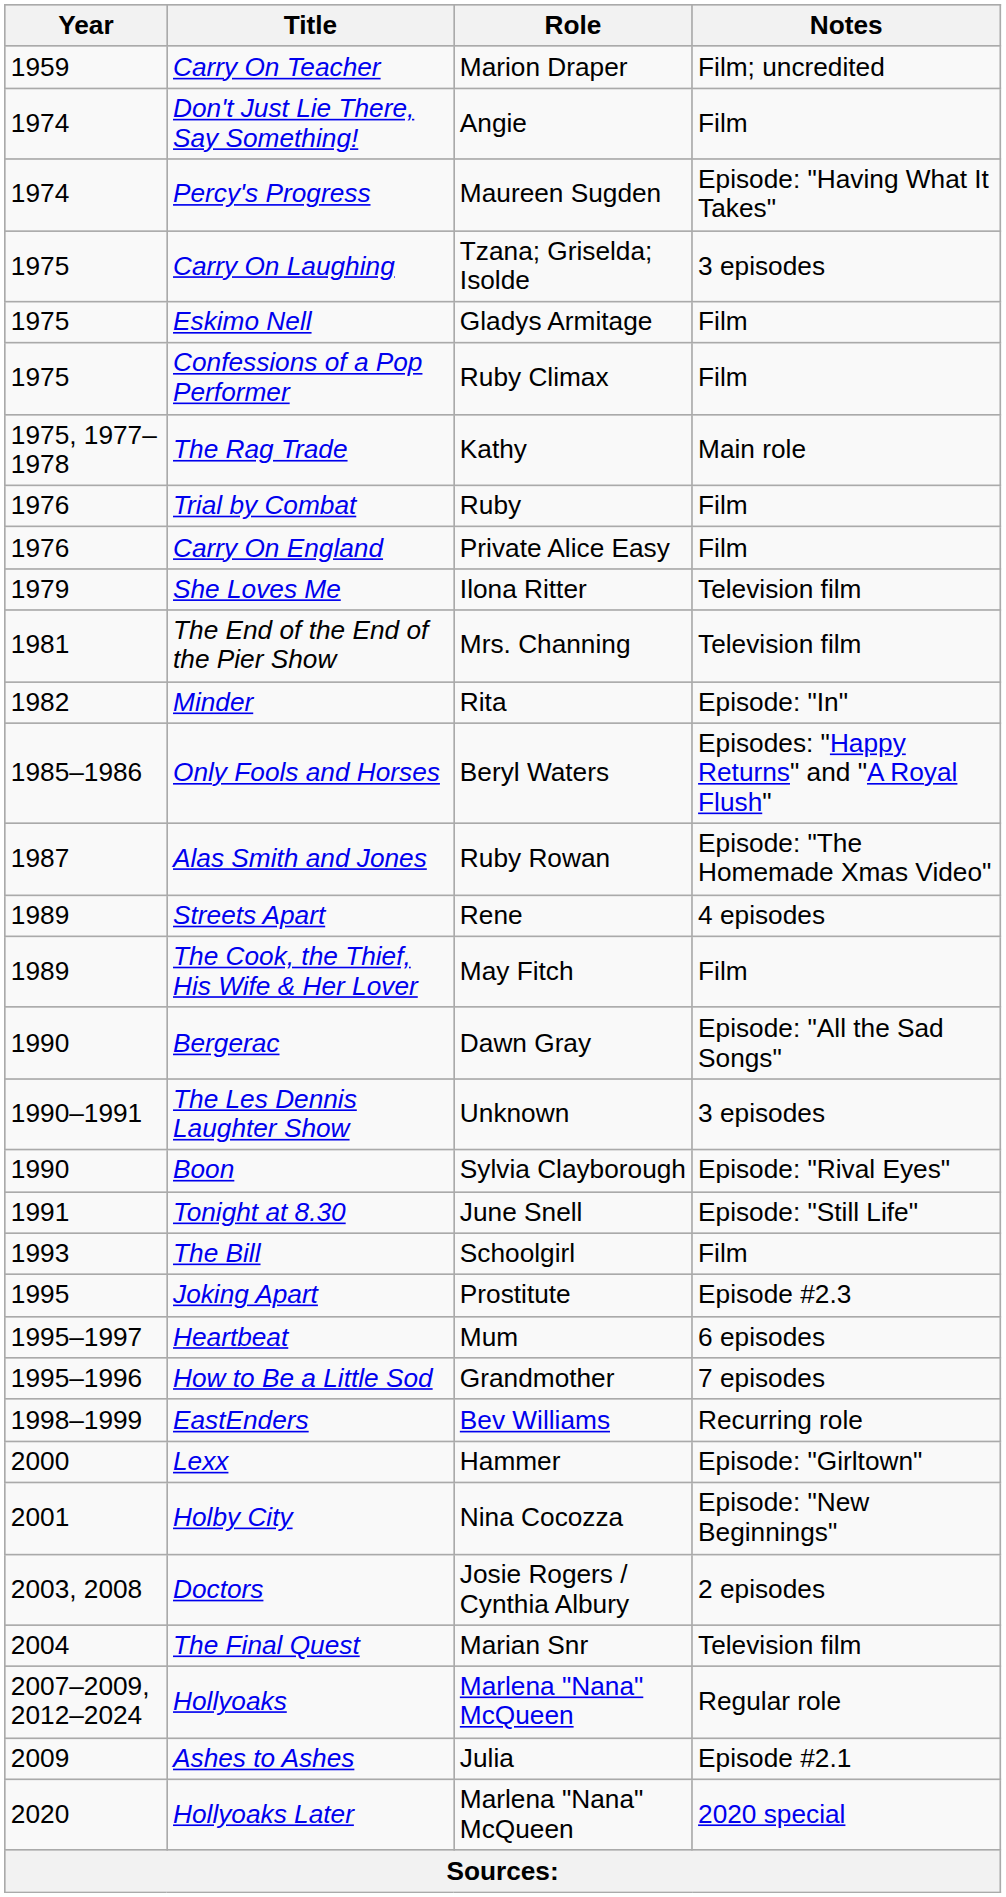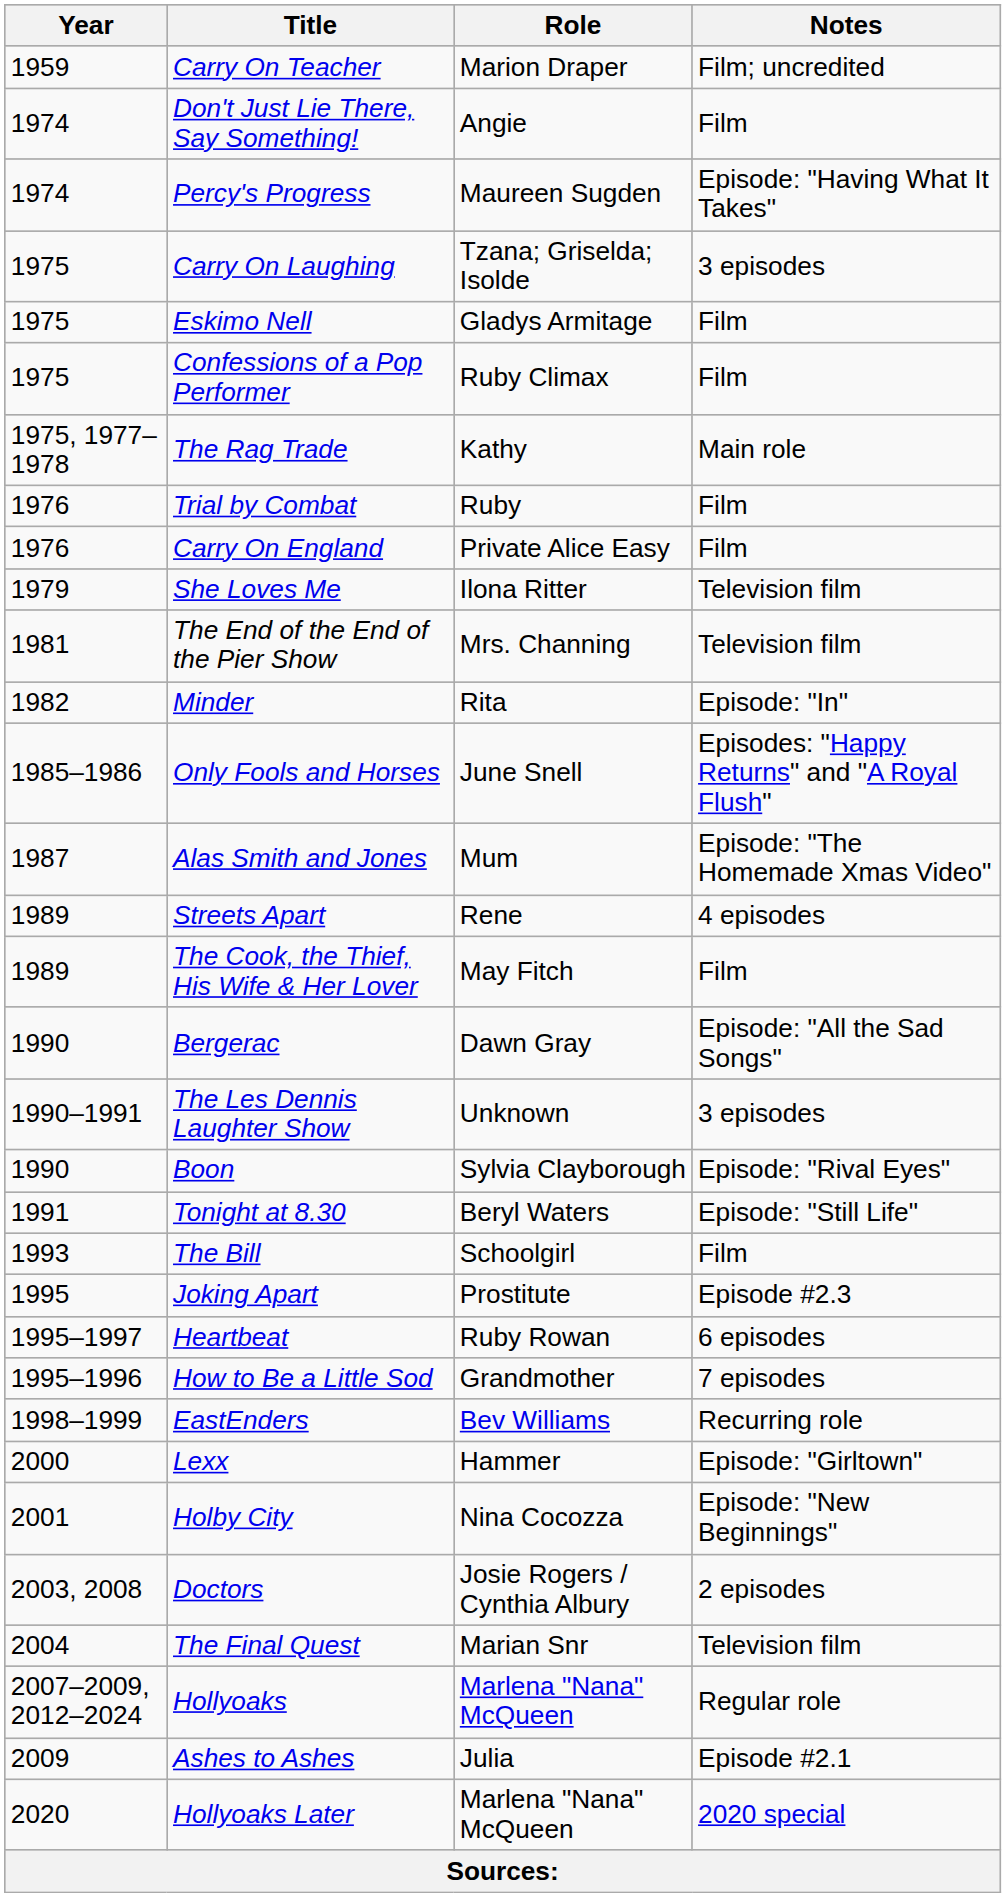(534, 772) Beryl Waters -> (521, 772) June Snell
(535, 858) Ruby Rowan -> (489, 858) Mum
(521, 1211) June Snell -> (534, 1211) Beryl Waters
(489, 1336) Mum -> (535, 1336) Ruby Rowan
